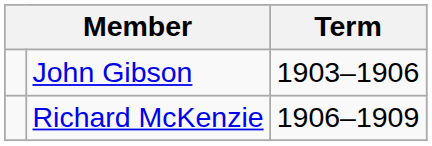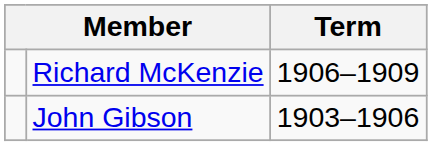rows swapped: (112, 72) <-> (148, 117)
